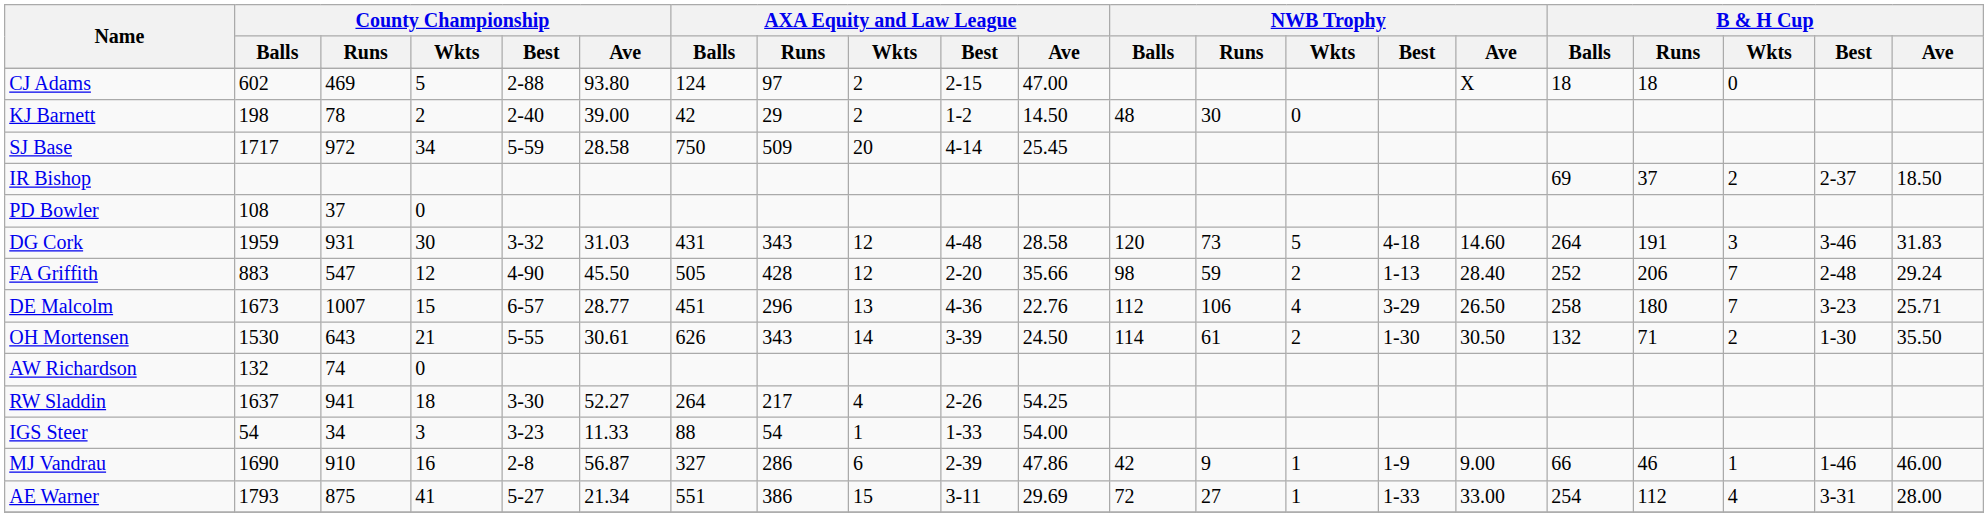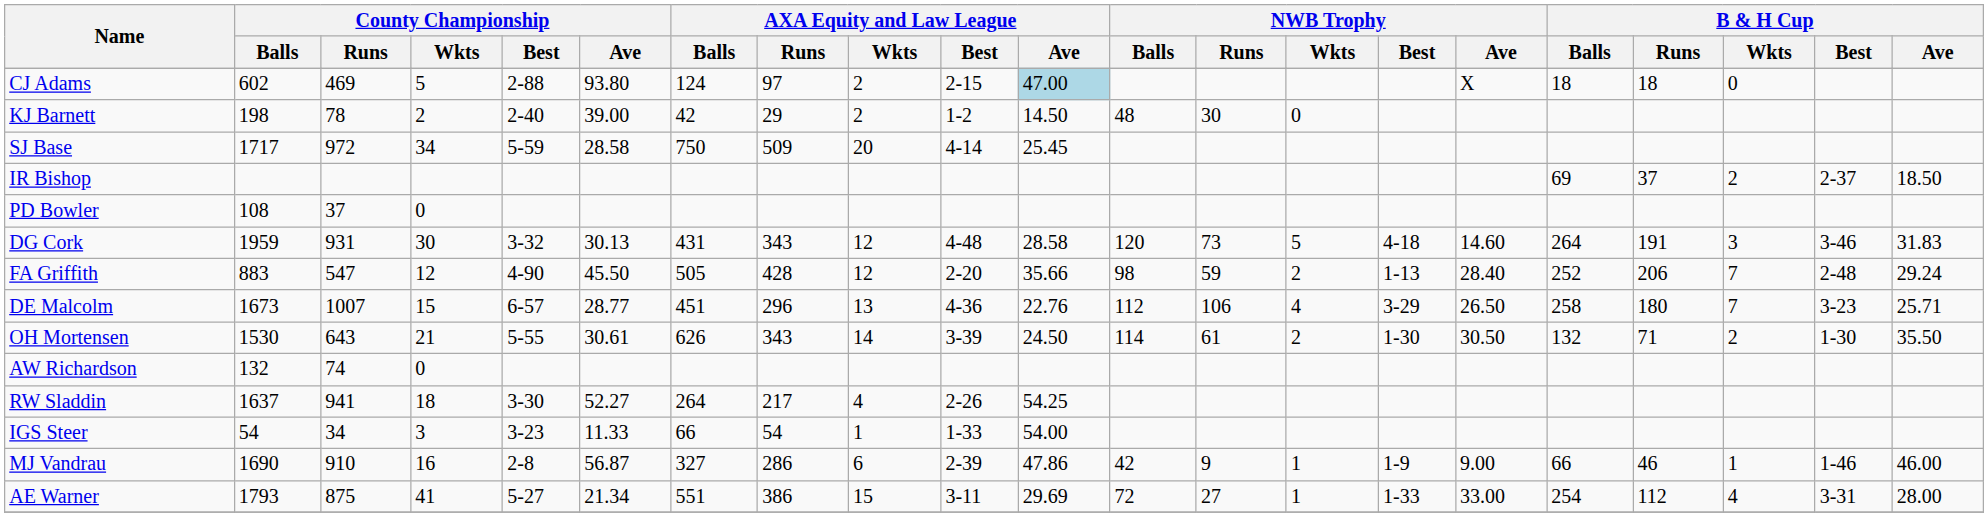(1045, 83) no background -> (1045, 83) lightblue background
(607, 242) 31.03 -> (607, 242) 30.13
(685, 432) 88 -> (685, 432) 66
